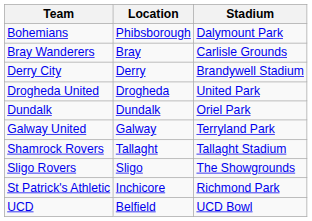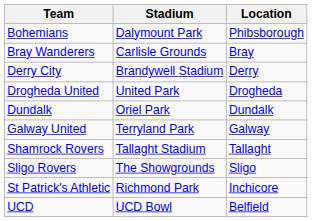columns swapped: (153, 14) <-> (250, 14)
